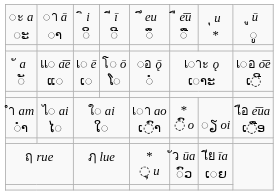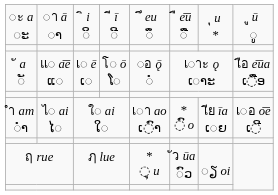(253, 72) เ◌อ o͞e ເ◌ີ -> (253, 72) เือ e͞ua ເ◌ືອ
(216, 117) ◌ຽ oi -> (216, 119) เีย īa ເ◌ຍ
(253, 119) เือ e͞ua ເ◌ືອ -> (253, 119) เ◌อ o͞e ເ◌ີ
(216, 165) เีย īa ເ◌ຍ -> (216, 164) ◌ຽ oi
